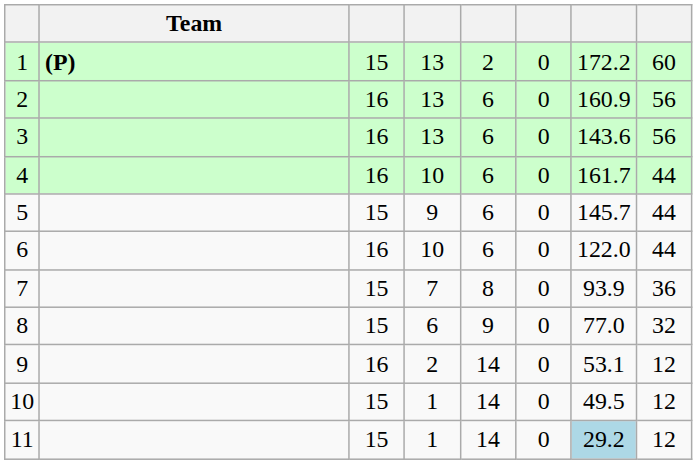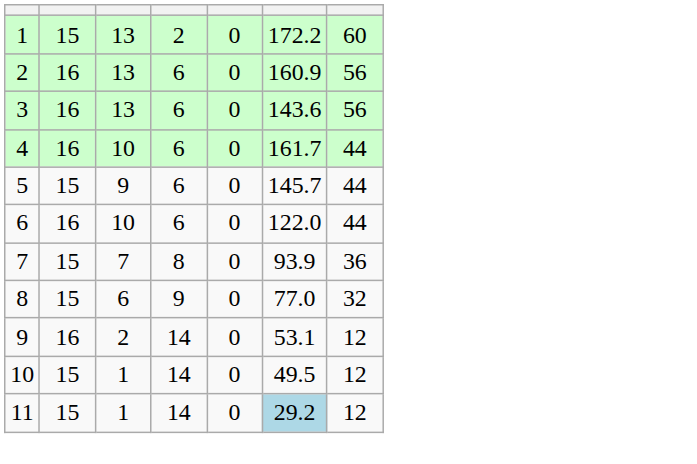- column: (194, 23)
